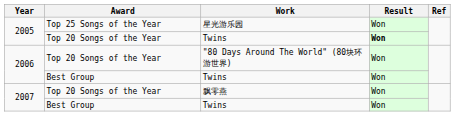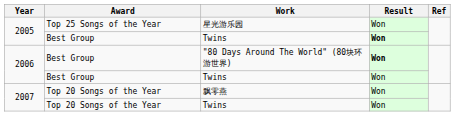(104, 38) Top 20 Songs of the Year -> (70, 38) Best Group
(104, 58) Top 20 Songs of the Year -> (70, 58) Best Group
(399, 58) normal -> (399, 58) bold
(70, 105) Best Group -> (104, 105) Top 20 Songs of the Year
